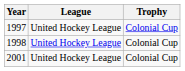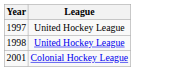- column: (152, 12)
(76, 58) United Hockey League -> (79, 58) Colonial Hockey League
